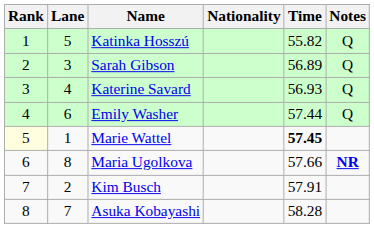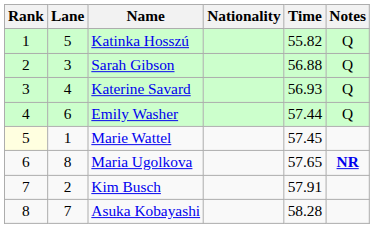(305, 65) 56.89 -> (305, 65) 56.88
(305, 138) bold -> (305, 138) normal
(305, 162) 57.66 -> (305, 162) 57.65
